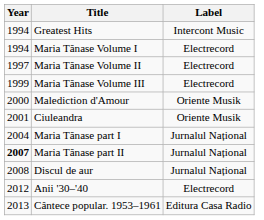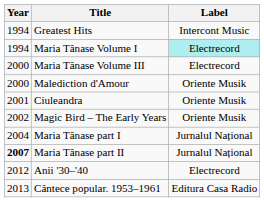(209, 48) no background -> (214, 48) paleturquoise background
- row: (88, 65)
(18, 83) 1999 -> (18, 65) 2000
+ row: (100, 118)
- row: (63, 170)
